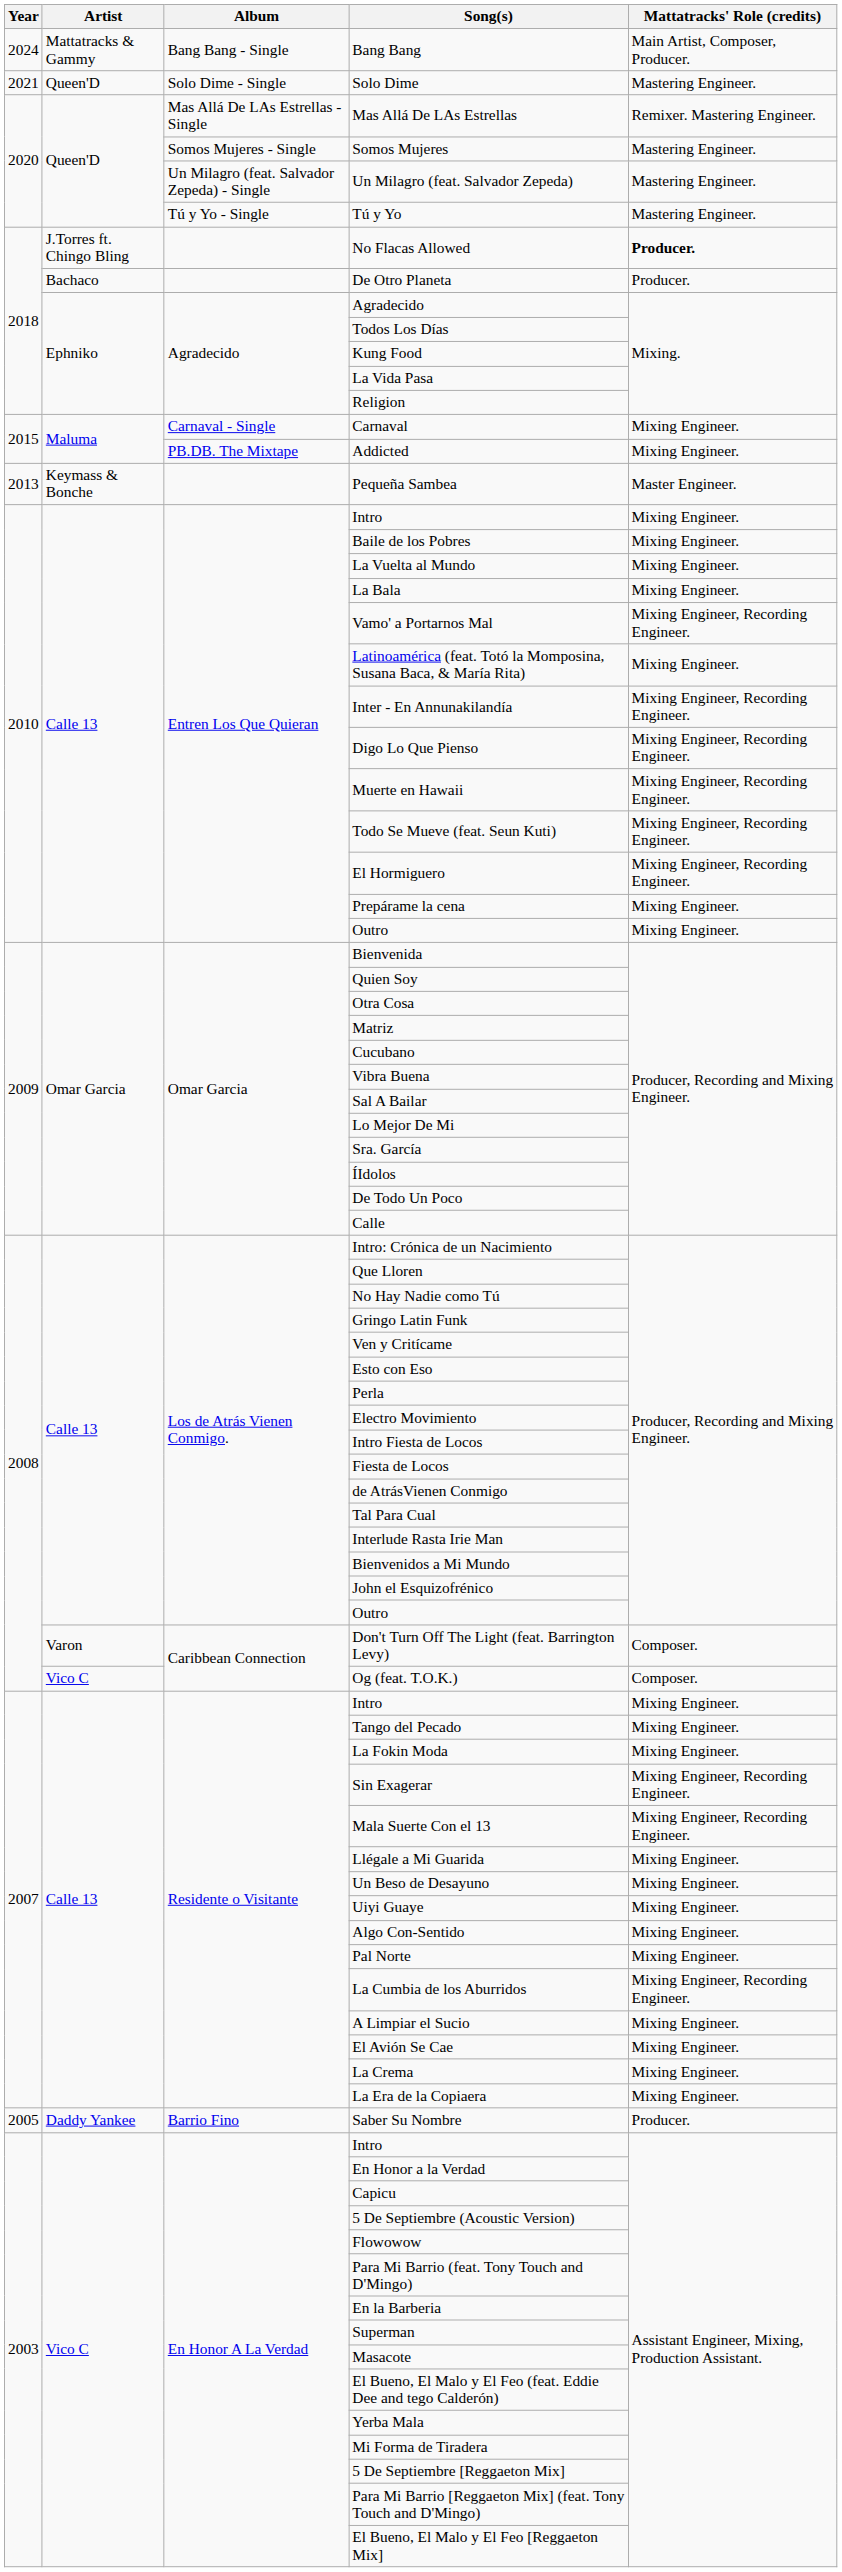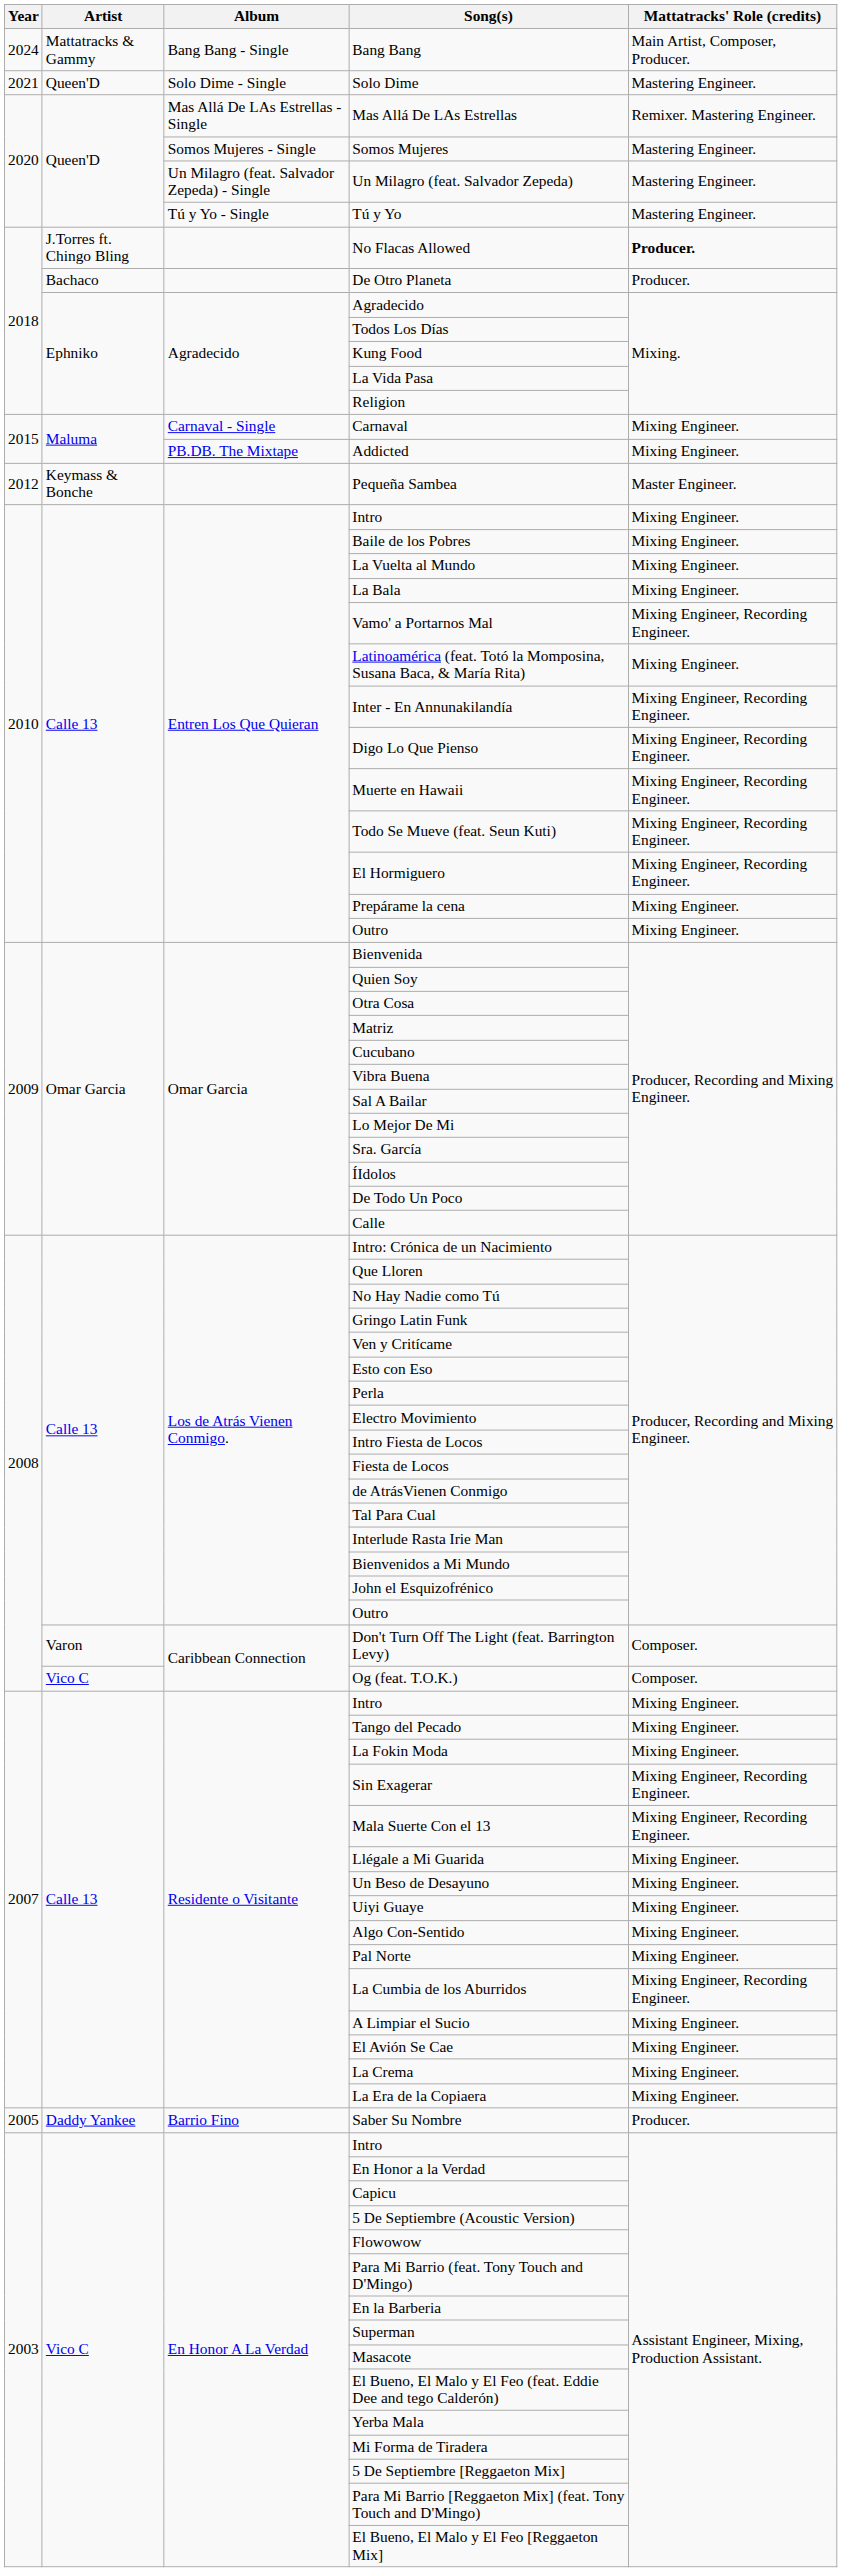(23, 484) 2013 -> (23, 484) 2012
